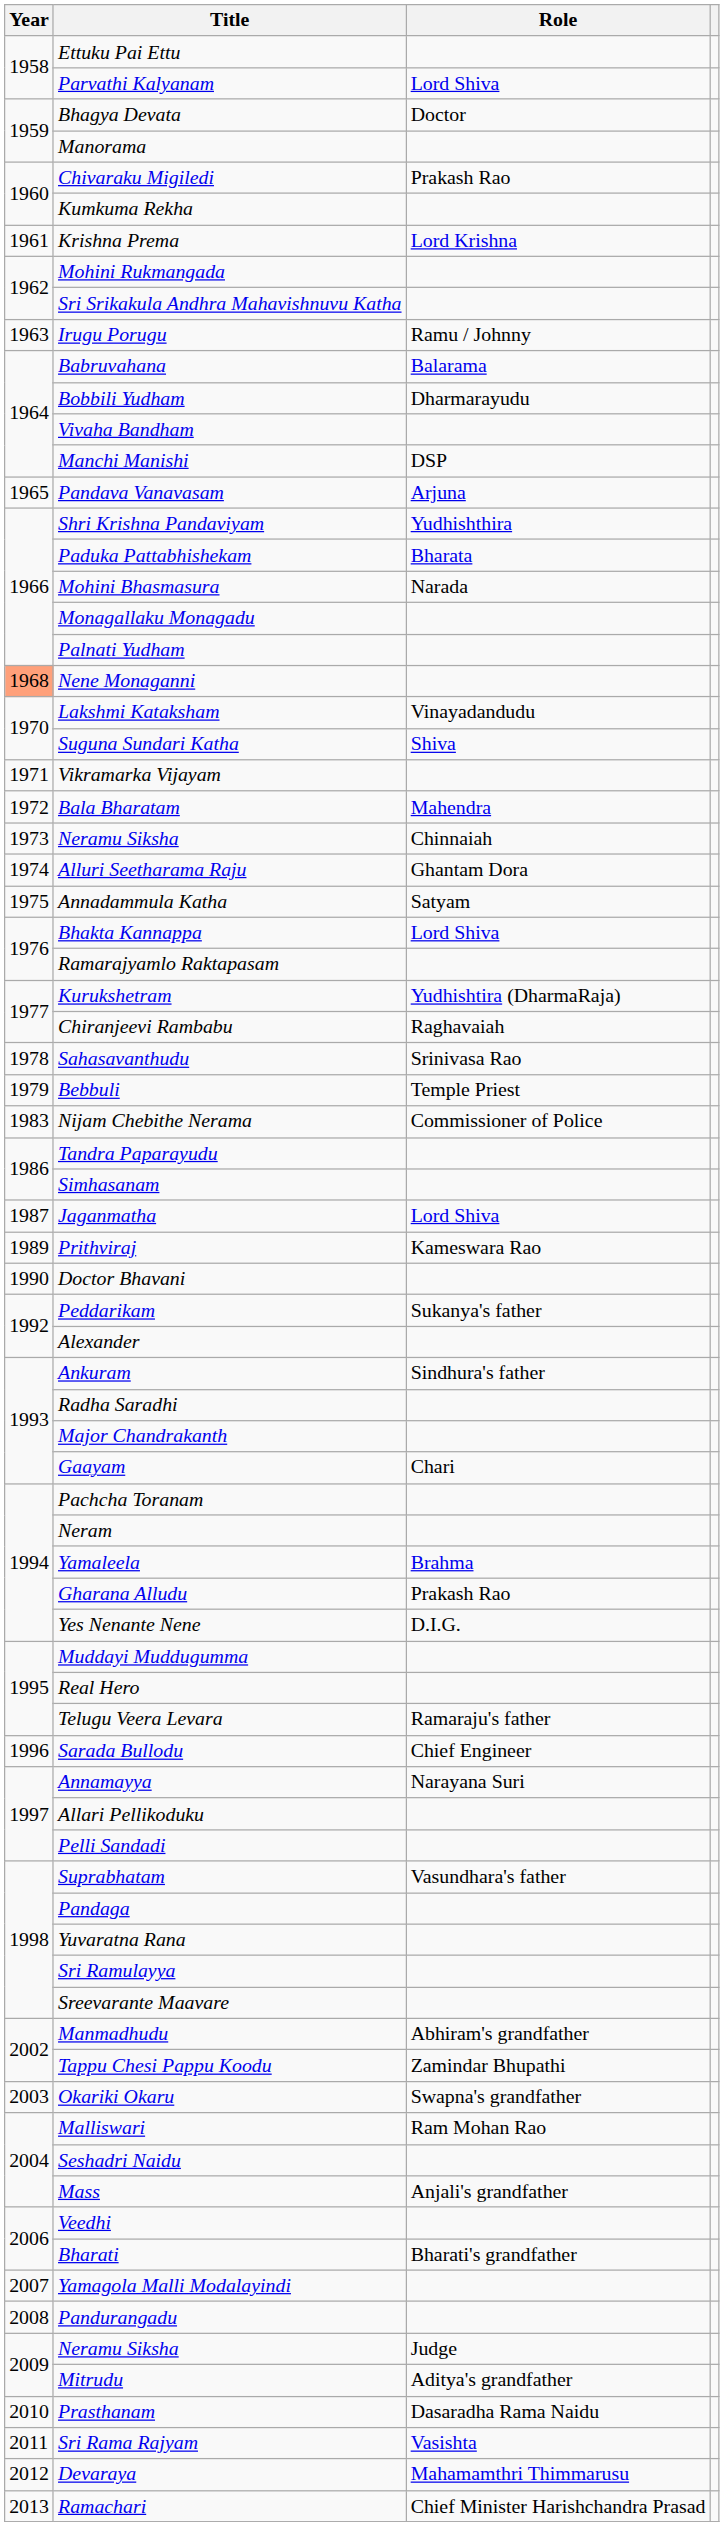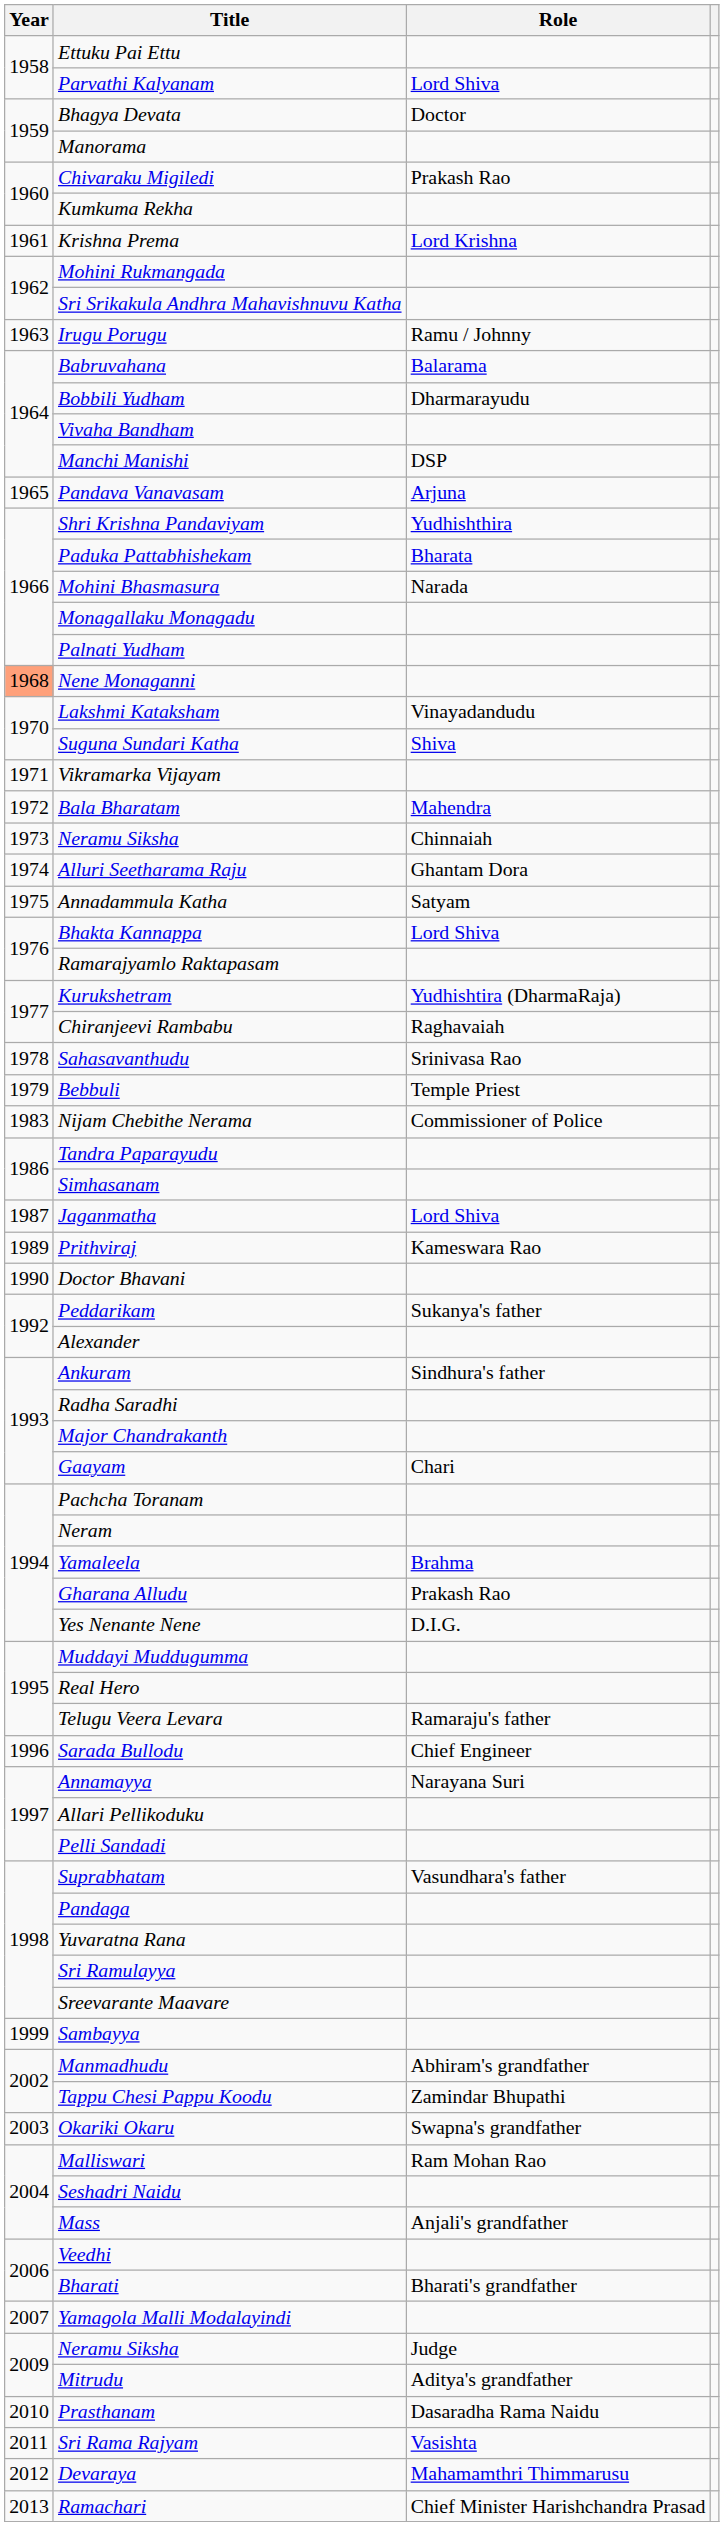+ row: (99, 2033)
- row: (118, 2317)
